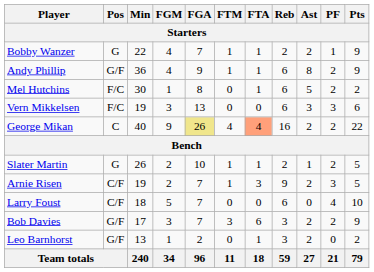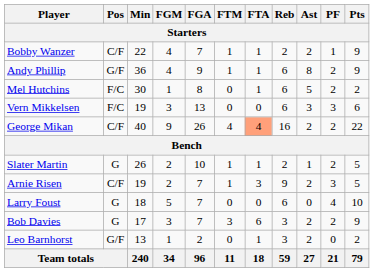(115, 51) G -> (115, 51) C/F
(115, 126) C -> (115, 126) C/F
(200, 126) khaki background -> (200, 126) no background
(115, 202) C/F -> (115, 202) G
(115, 220) G/F -> (115, 220) G
